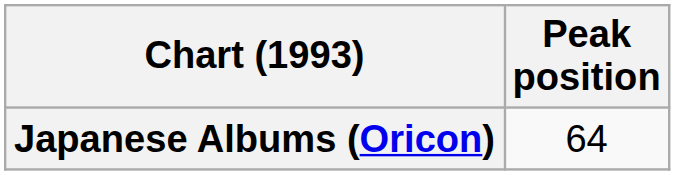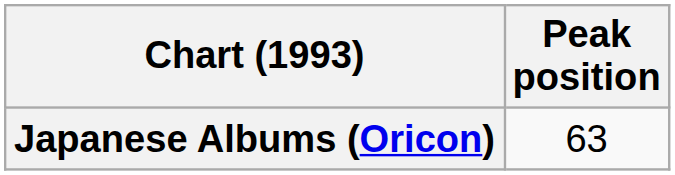(587, 137) 64 -> (587, 137) 63
